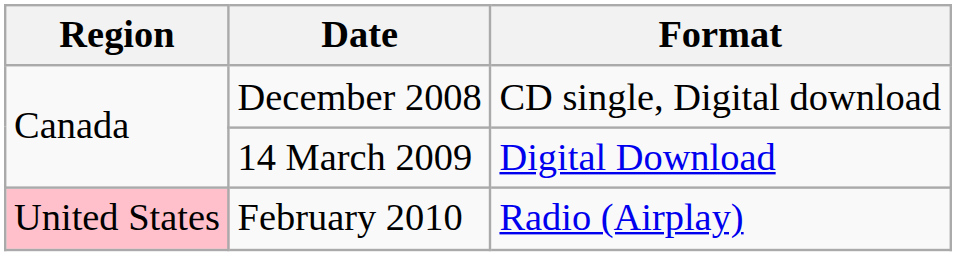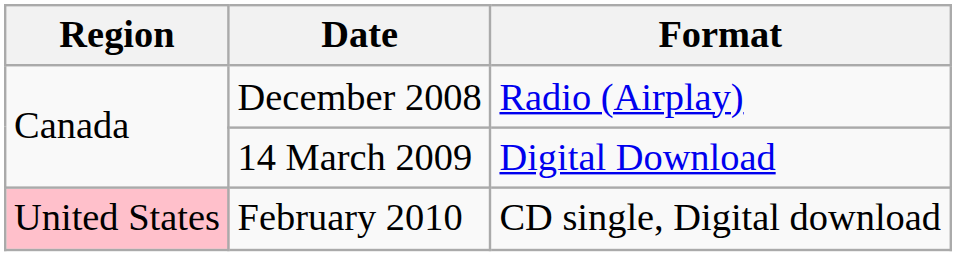(720, 95) CD single, Digital download -> (622, 95) Radio (Airplay)
(622, 217) Radio (Airplay) -> (720, 217) CD single, Digital download
